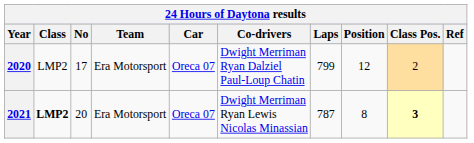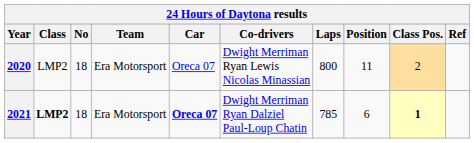(81, 67) 17 -> (81, 67) 18
(263, 67) Dwight Merriman Ryan Dalziel Paul-Loup Chatin -> (267, 67) Dwight Merriman Ryan Lewis Nicolas Minassian
(326, 67) 799 -> (328, 67) 800
(364, 67) 12 -> (367, 67) 11
(81, 114) 20 -> (81, 114) 18
(193, 114) normal -> (195, 114) bold
(264, 114) Dwight Merriman Ryan Lewis Nicolas Minassian -> (266, 114) Dwight Merriman Ryan Dalziel Paul-Loup Chatin
(326, 114) 787 -> (328, 114) 785
(364, 114) 8 -> (367, 114) 6
(415, 114) 3 -> (418, 114) 1
